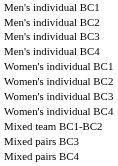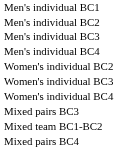- row: (59, 67)
rows swapped: (53, 126) <-> (42, 141)
